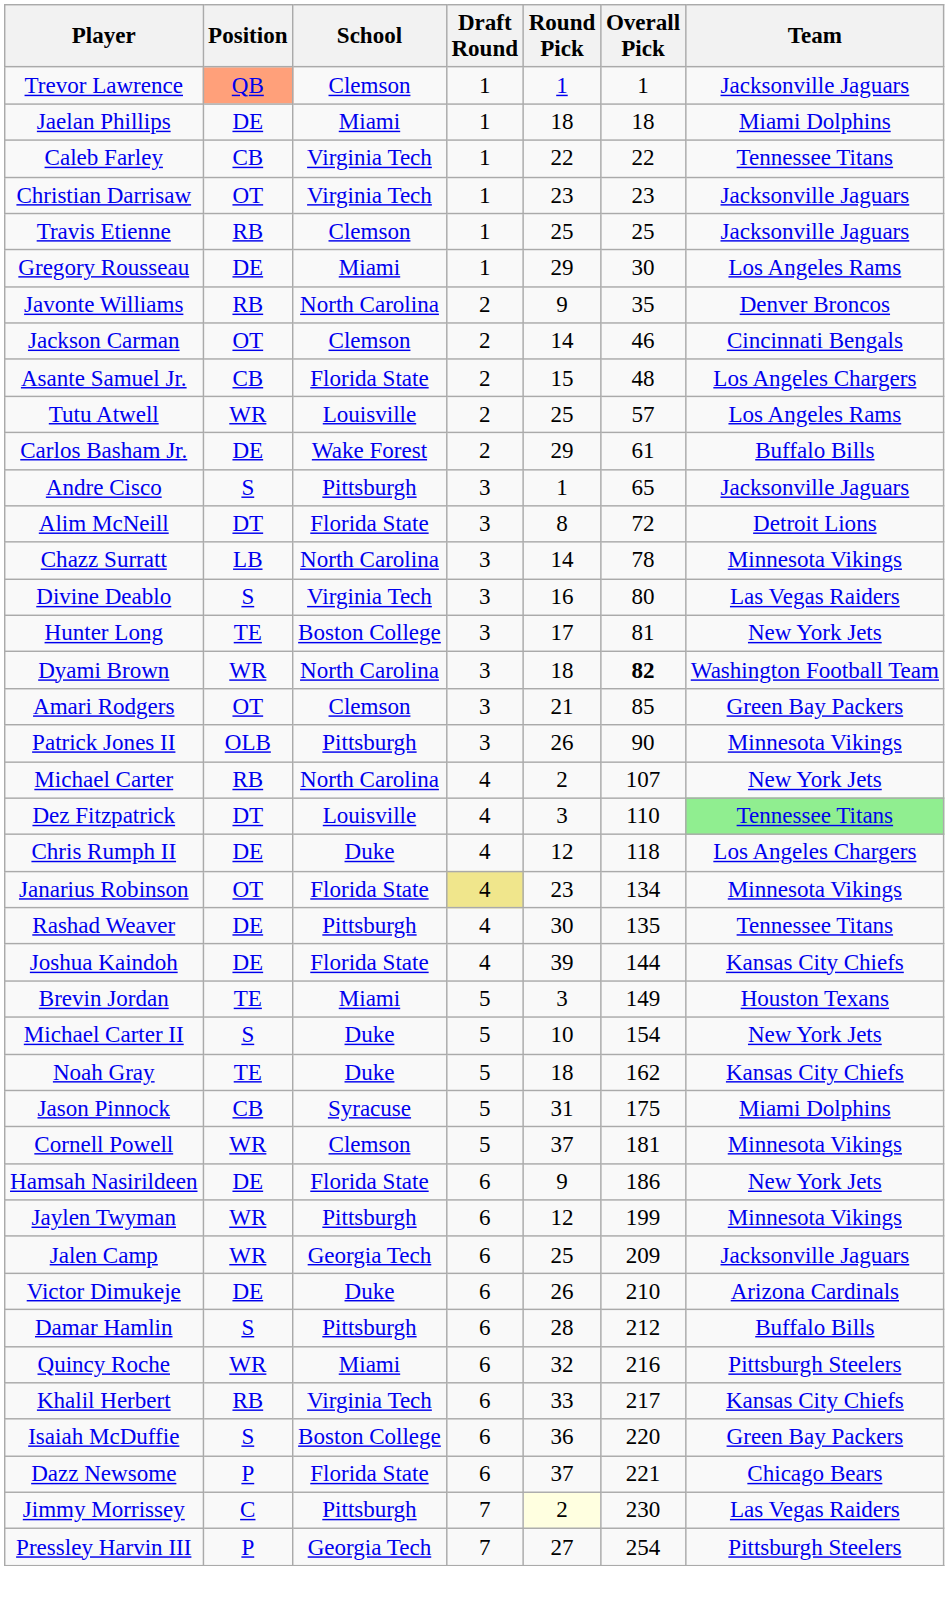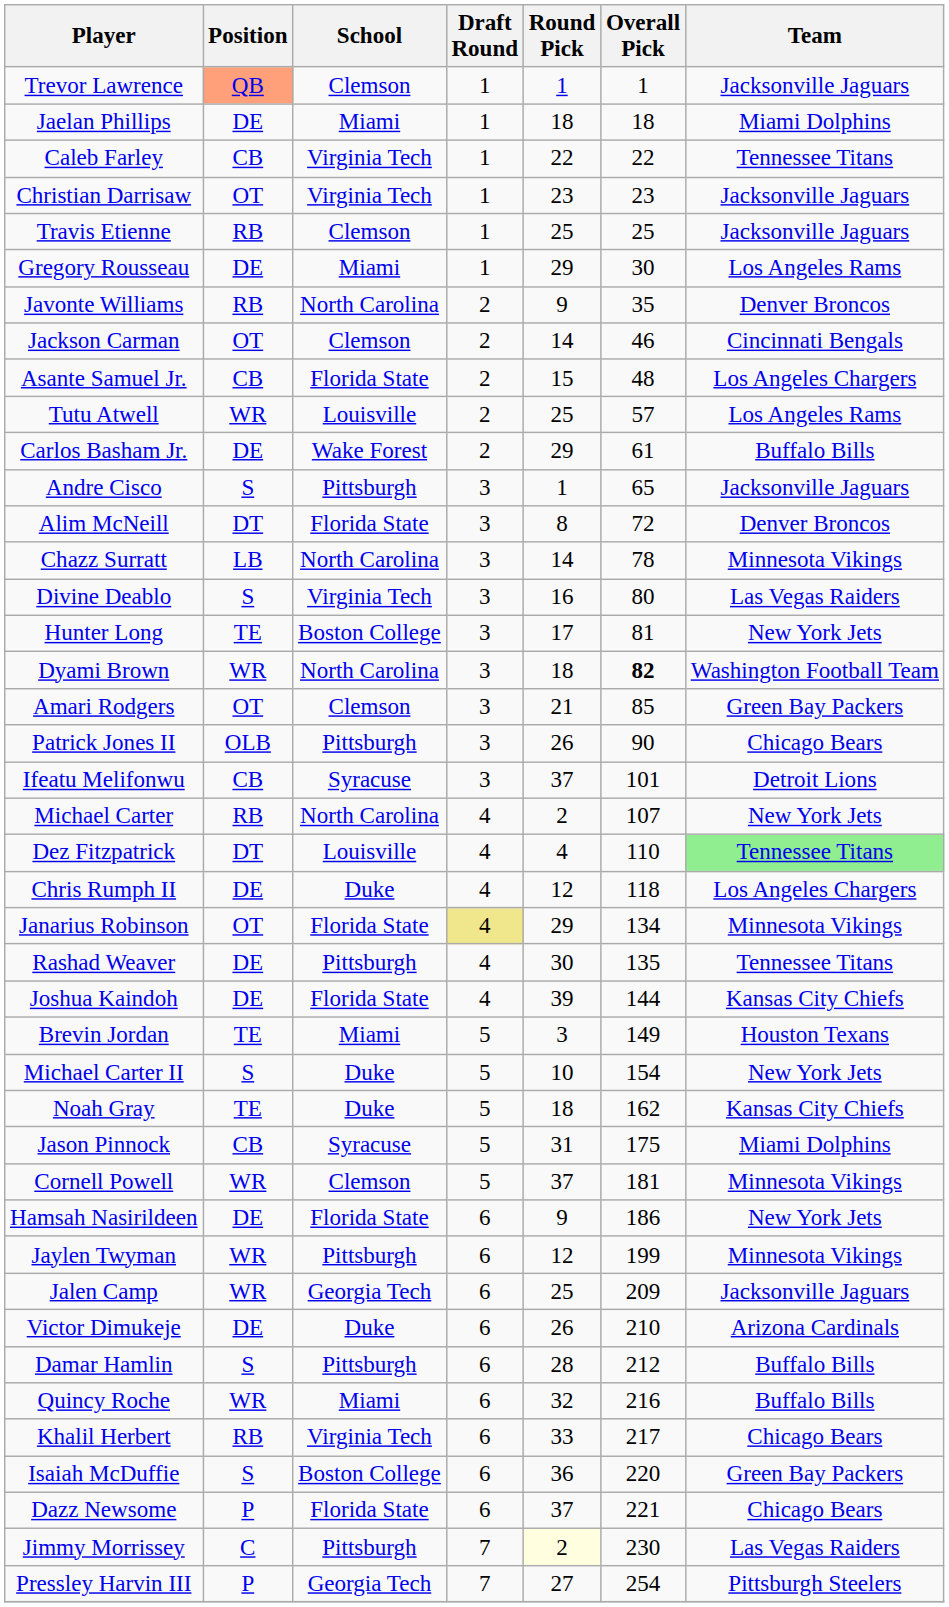(815, 523) Detroit Lions -> (815, 523) Denver Broncos
(815, 742) Minnesota Vikings -> (815, 742) Chicago Bears
+ row: (104, 779)
(562, 816) 3 -> (562, 852) 4
(562, 889) 23 -> (562, 925) 29
(815, 1364) Pittsburgh Steelers -> (815, 1400) Buffalo Bills
(815, 1400) Kansas City Chiefs -> (815, 1437) Chicago Bears
